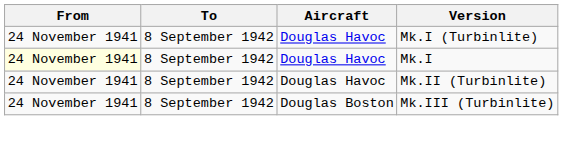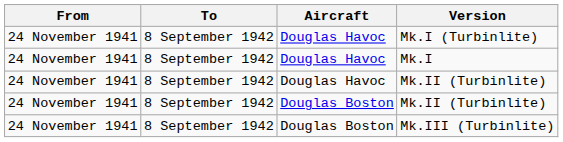(73, 60) lightyellow background -> (73, 60) no background
+ row: (337, 104)
